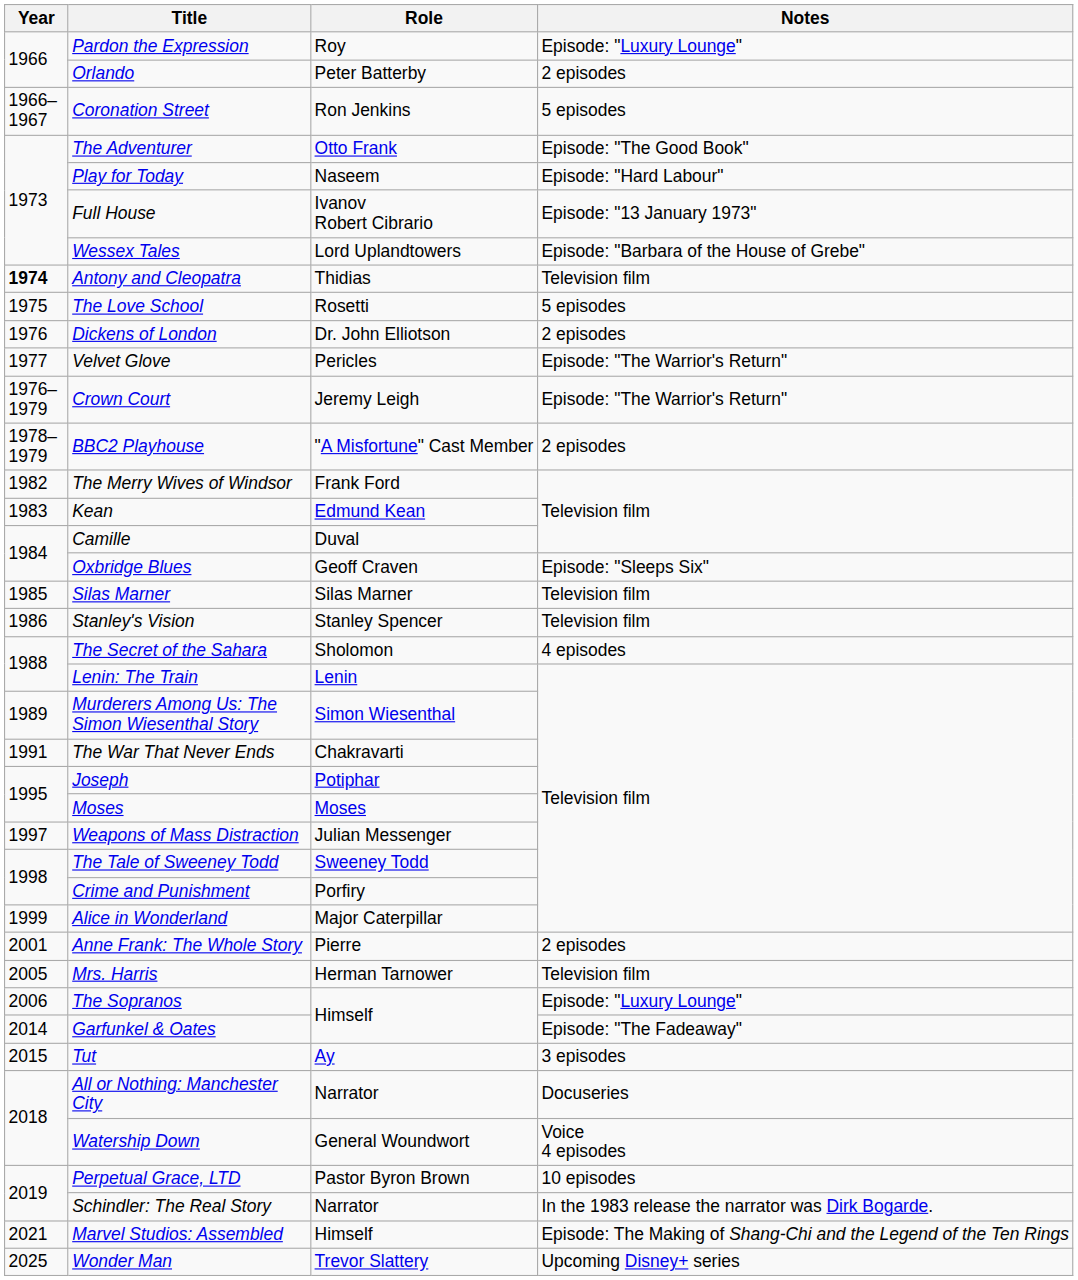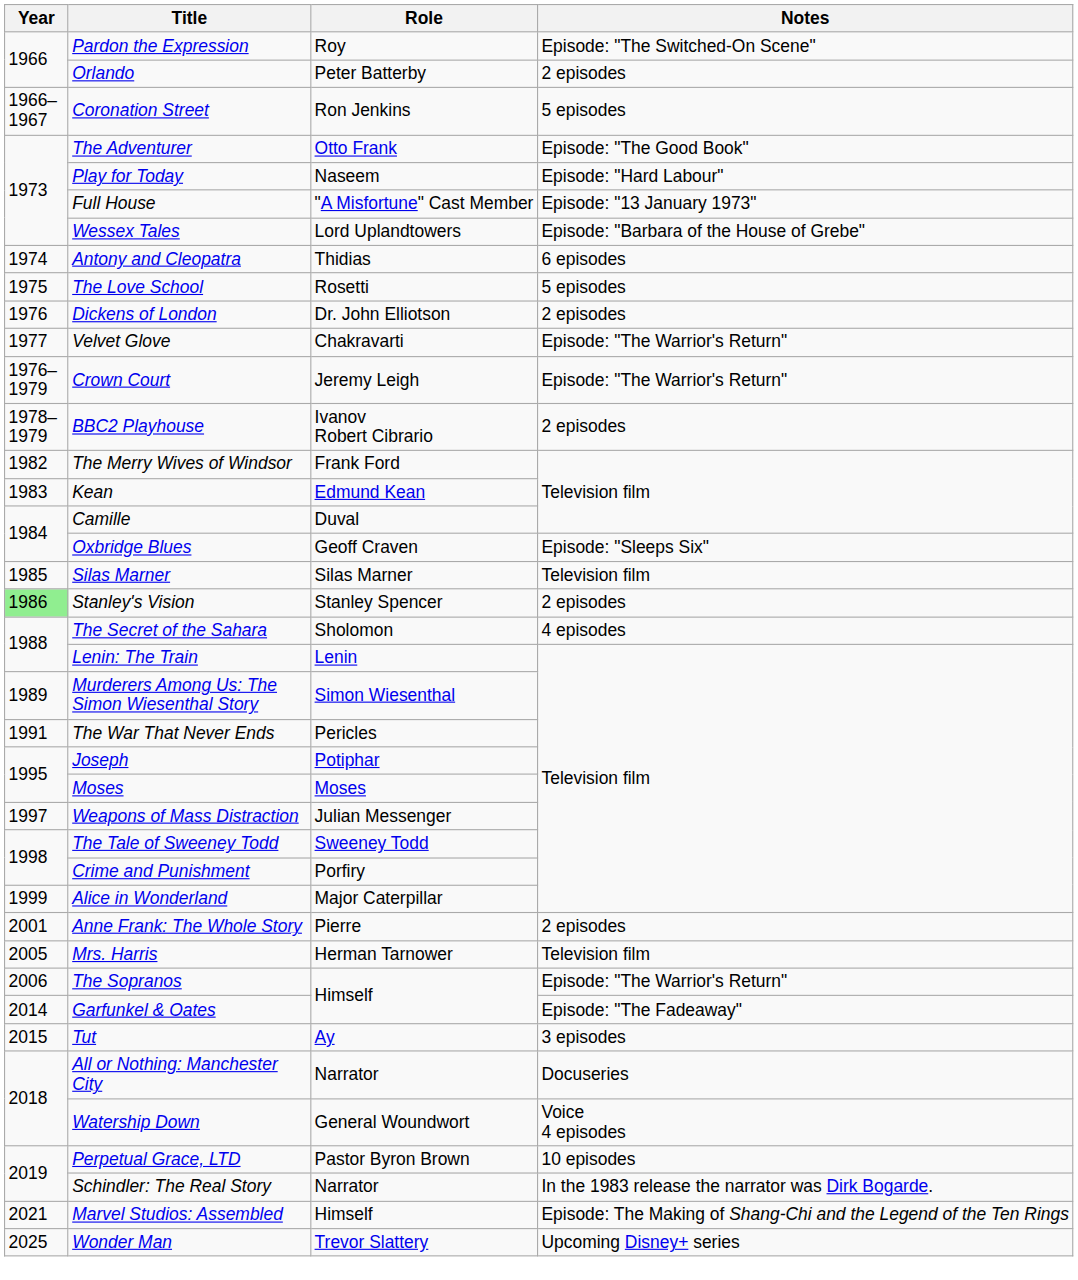(642, 45) Episode: "Luxury Lounge" -> (679, 45) Episode: "The Switched-On Scene"
(374, 213) Ivanov Robert Cibrario -> (424, 203) "A Misfortune" Cast Member
(28, 278) bold -> (28, 259) normal
(596, 278) Television film -> (584, 259) 6 episodes
(346, 361) Pericles -> (359, 342) Chakravarti
(424, 446) "A Misfortune" Cast Member -> (374, 426) Ivanov Robert Cibrario
(28, 622) no background -> (28, 602) lightgreen background
(596, 622) Television film -> (584, 602) 2 episodes
(359, 752) Chakravarti -> (346, 732) Pericles
(642, 1001) Episode: "Luxury Lounge" -> (664, 981) Episode: "The Warrior's Return"
